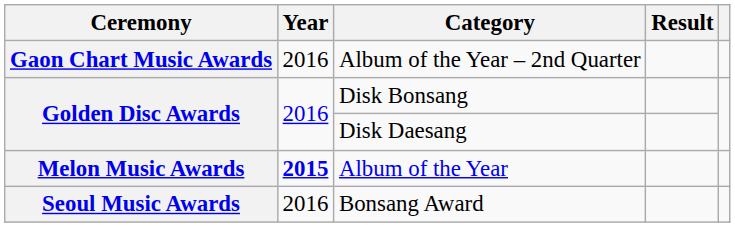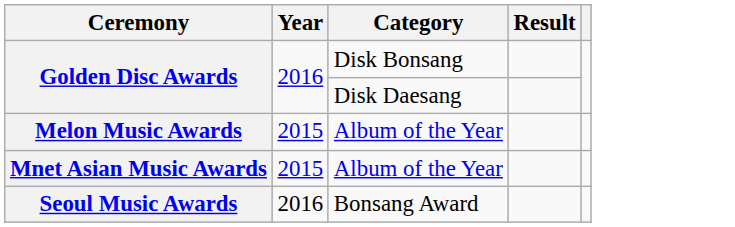- row: (141, 58)
(305, 167) bold -> (300, 131) normal
+ row: (138, 167)
